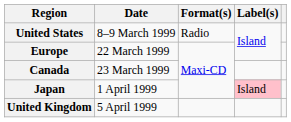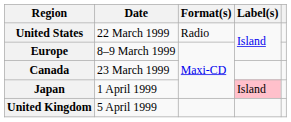(136, 32) 8–9 March 1999 -> (133, 32) 22 March 1999
(133, 51) 22 March 1999 -> (136, 51) 8–9 March 1999
